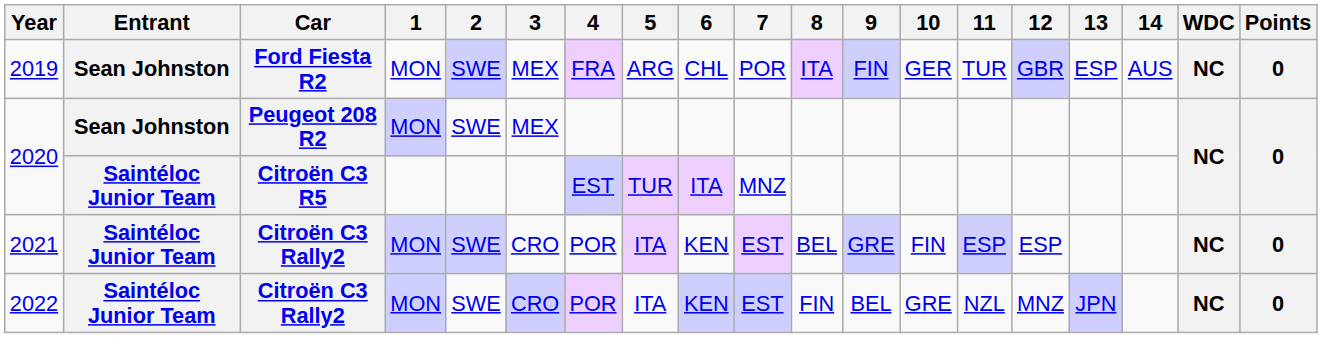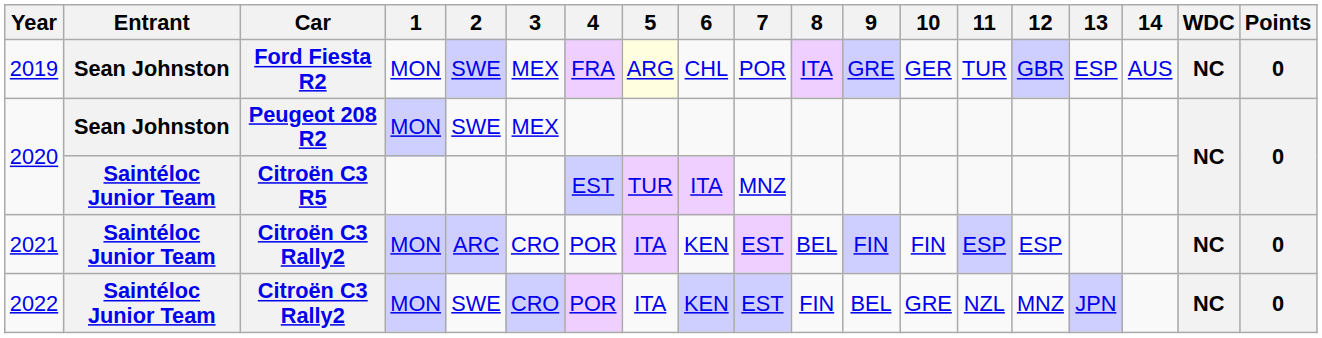(650, 69) no background -> (650, 69) lightyellow background
(871, 69) FIN -> (871, 69) GRE
(476, 244) SWE -> (476, 244) ARC
(871, 244) GRE -> (871, 244) FIN
